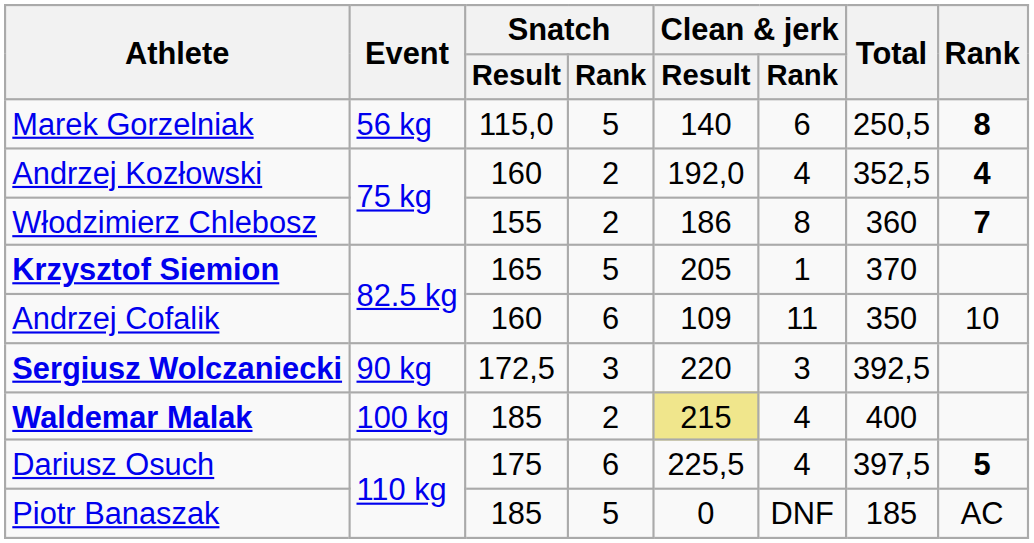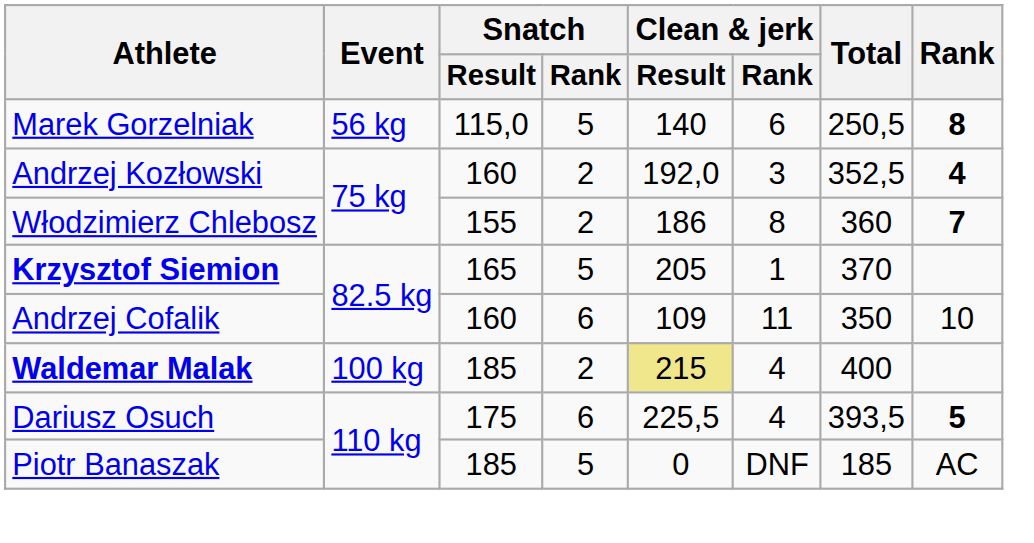(802, 173) 4 -> (777, 173) 3
- row: (177, 368)
(892, 465) 397,5 -> (866, 417) 393,5
